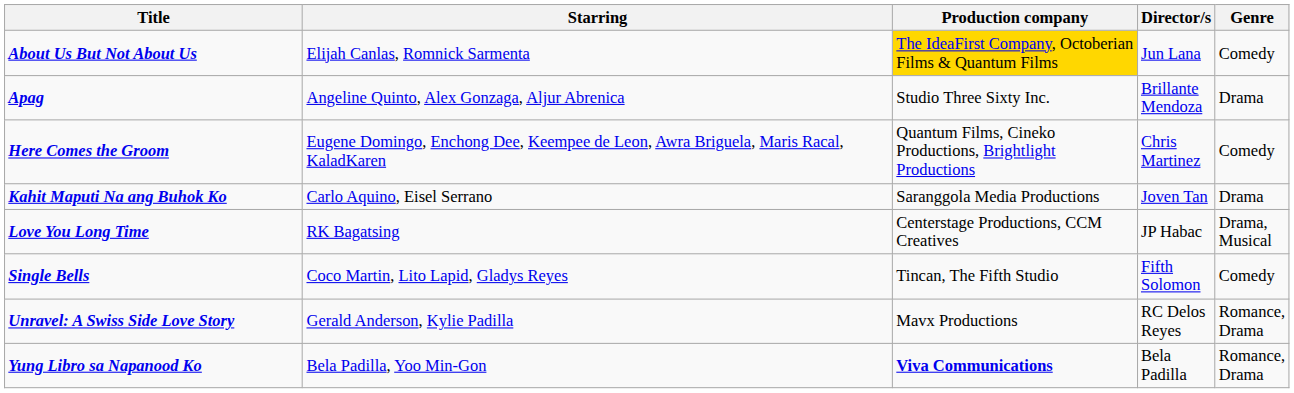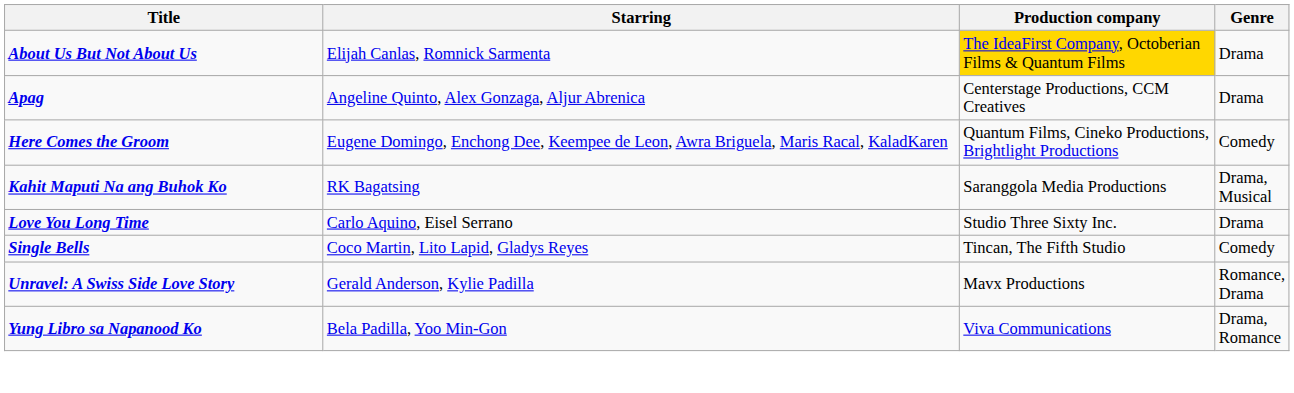- column: (1176, 17)
(1247, 52) Comedy -> (1241, 52) Drama
(973, 97) Studio Three Sixty Inc. -> (1066, 97) Centerstage Productions, CCM Creatives
(399, 196) Carlo Aquino, Eisel Serrano -> (373, 187) RK Bagatsing
(1241, 196) Drama -> (1245, 187) Drama, Musical
(353, 231) RK Bagatsing -> (420, 222) Carlo Aquino, Eisel Serrano
(999, 231) Centerstage Productions, CCM Creatives -> (1040, 222) Studio Three Sixty Inc.
(1245, 231) Drama, Musical -> (1241, 222) Drama
(975, 365) bold -> (1037, 328) normal
(1252, 365) Romance, Drama -> (1250, 328) Drama, Romance
